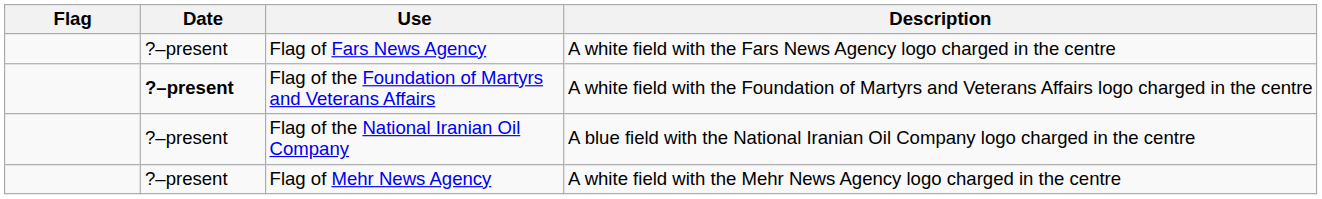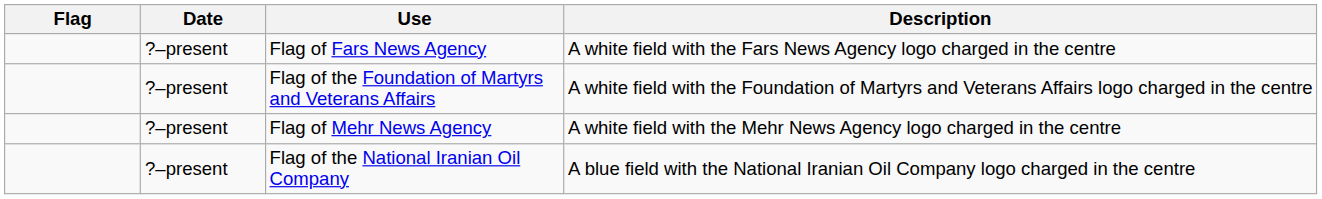(189, 88) bold -> (186, 88) normal
rows swapped: (380, 178) <-> (395, 138)
